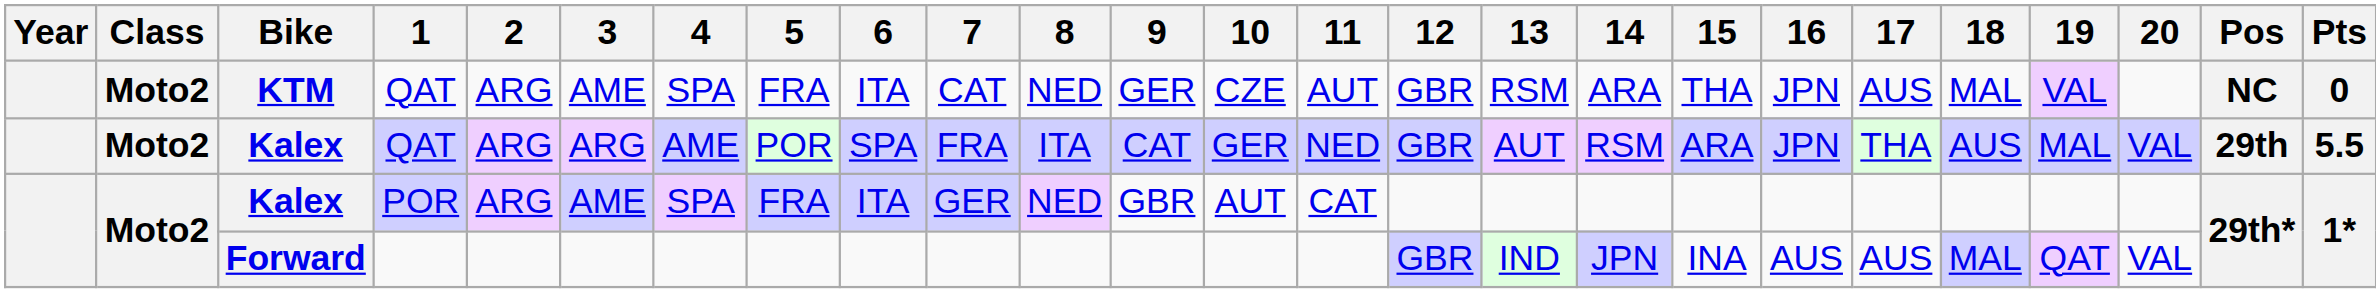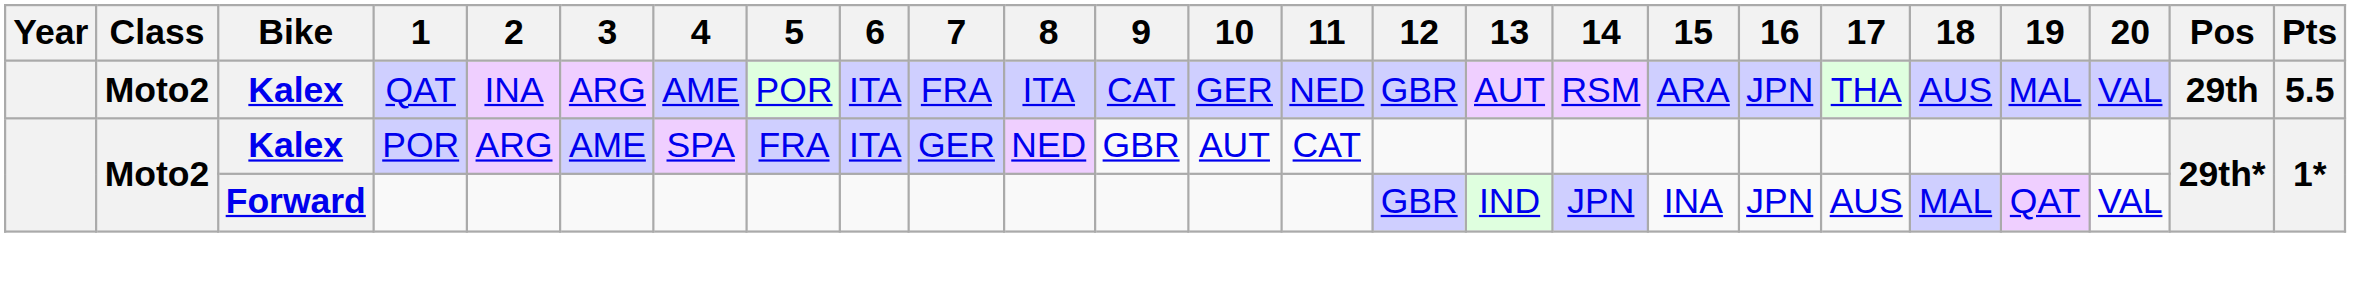- row: (296, 88)
(514, 145) ARG -> (514, 88) INA
(883, 145) SPA -> (875, 88) ITA
(1806, 257) AUS -> (1780, 201) JPN
